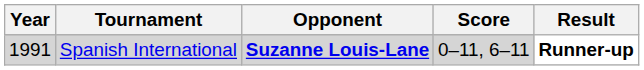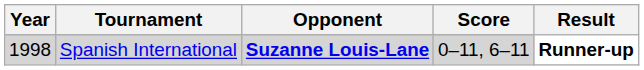(30, 50) 1991 -> (30, 50) 1998
